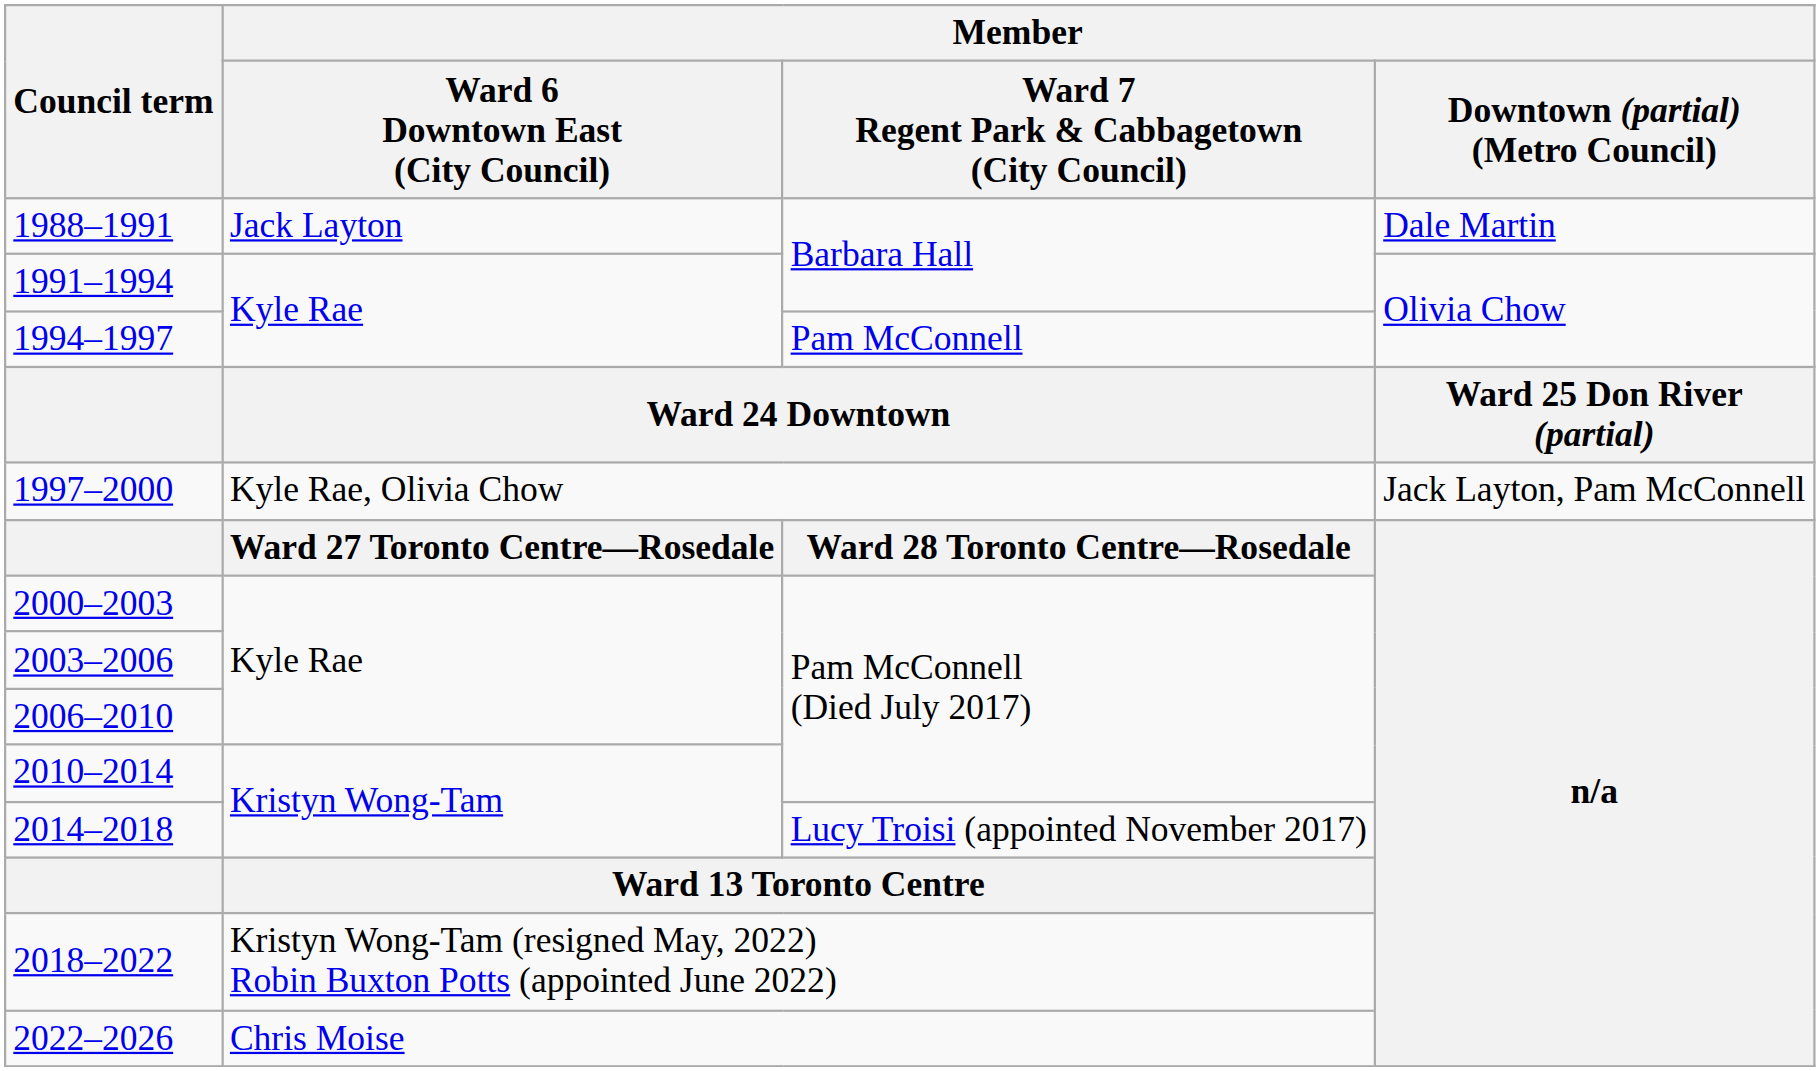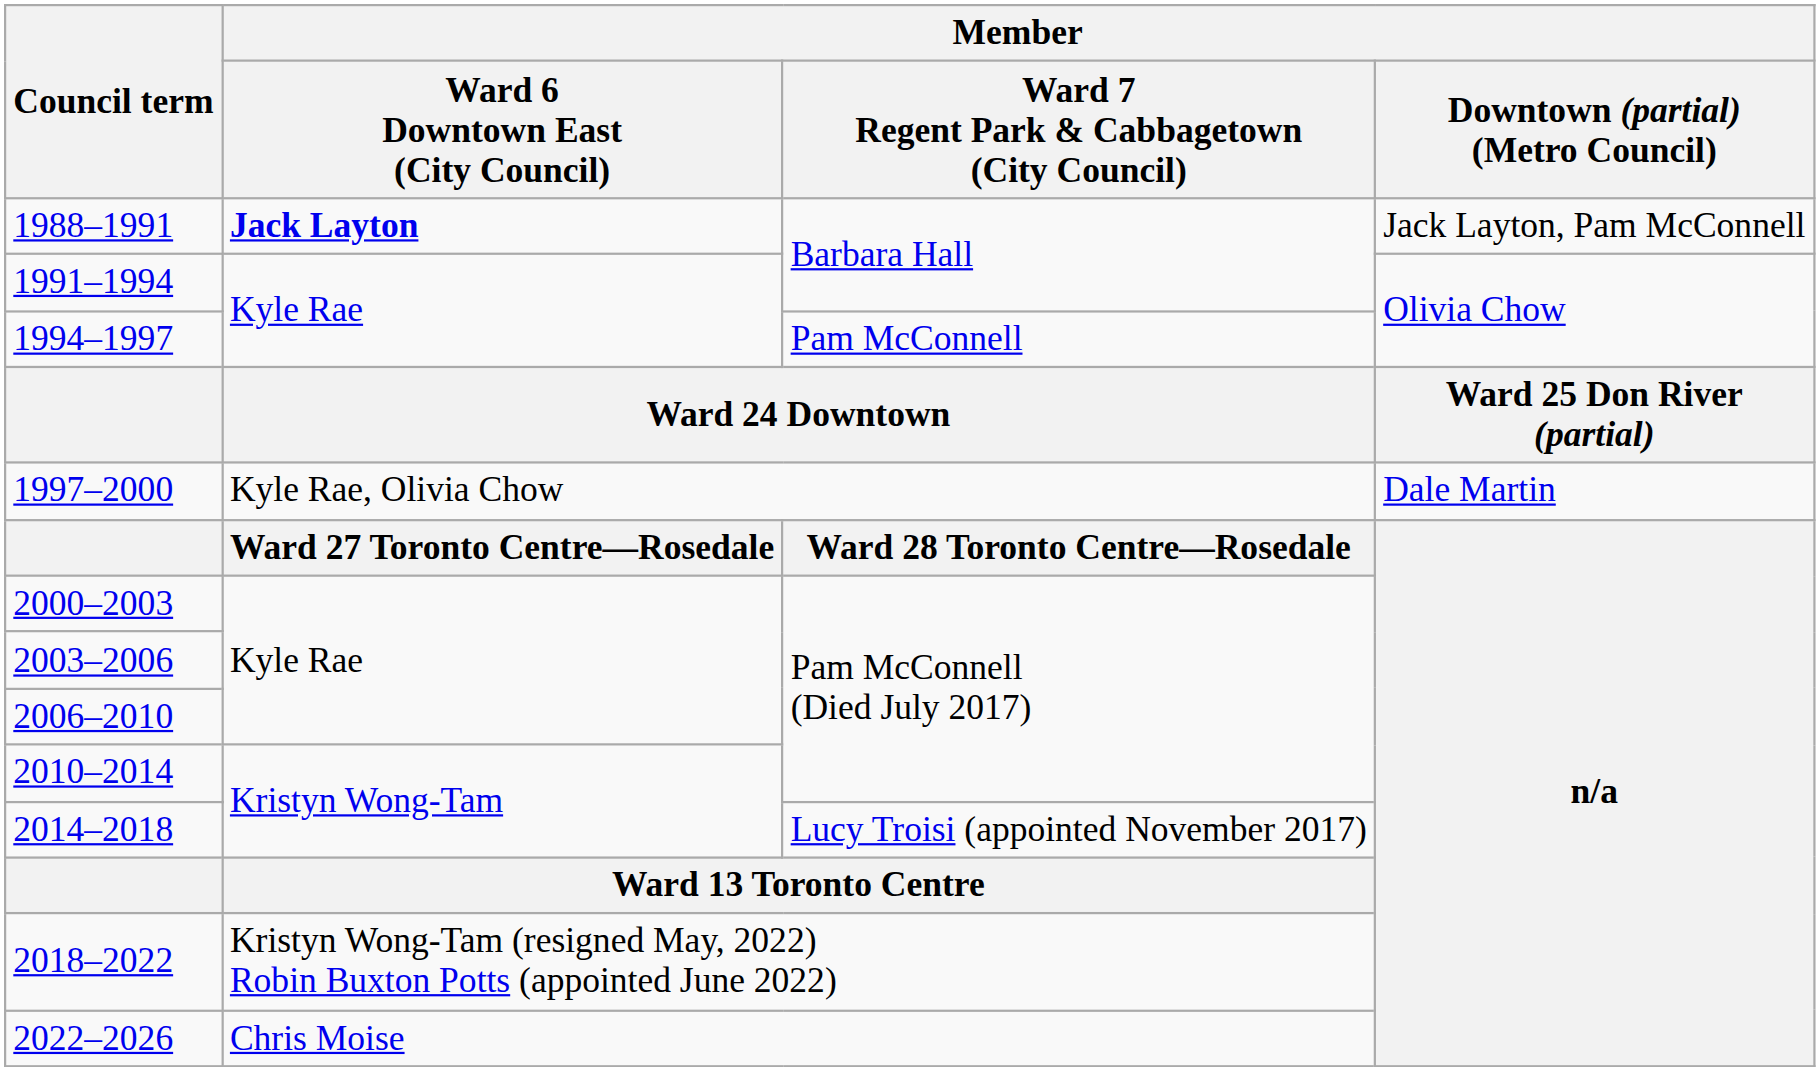(316, 225) normal -> (324, 225) bold
(1469, 225) Dale Martin -> (1594, 225) Jack Layton, Pam McConnell
(1594, 490) Jack Layton, Pam McConnell -> (1469, 490) Dale Martin
